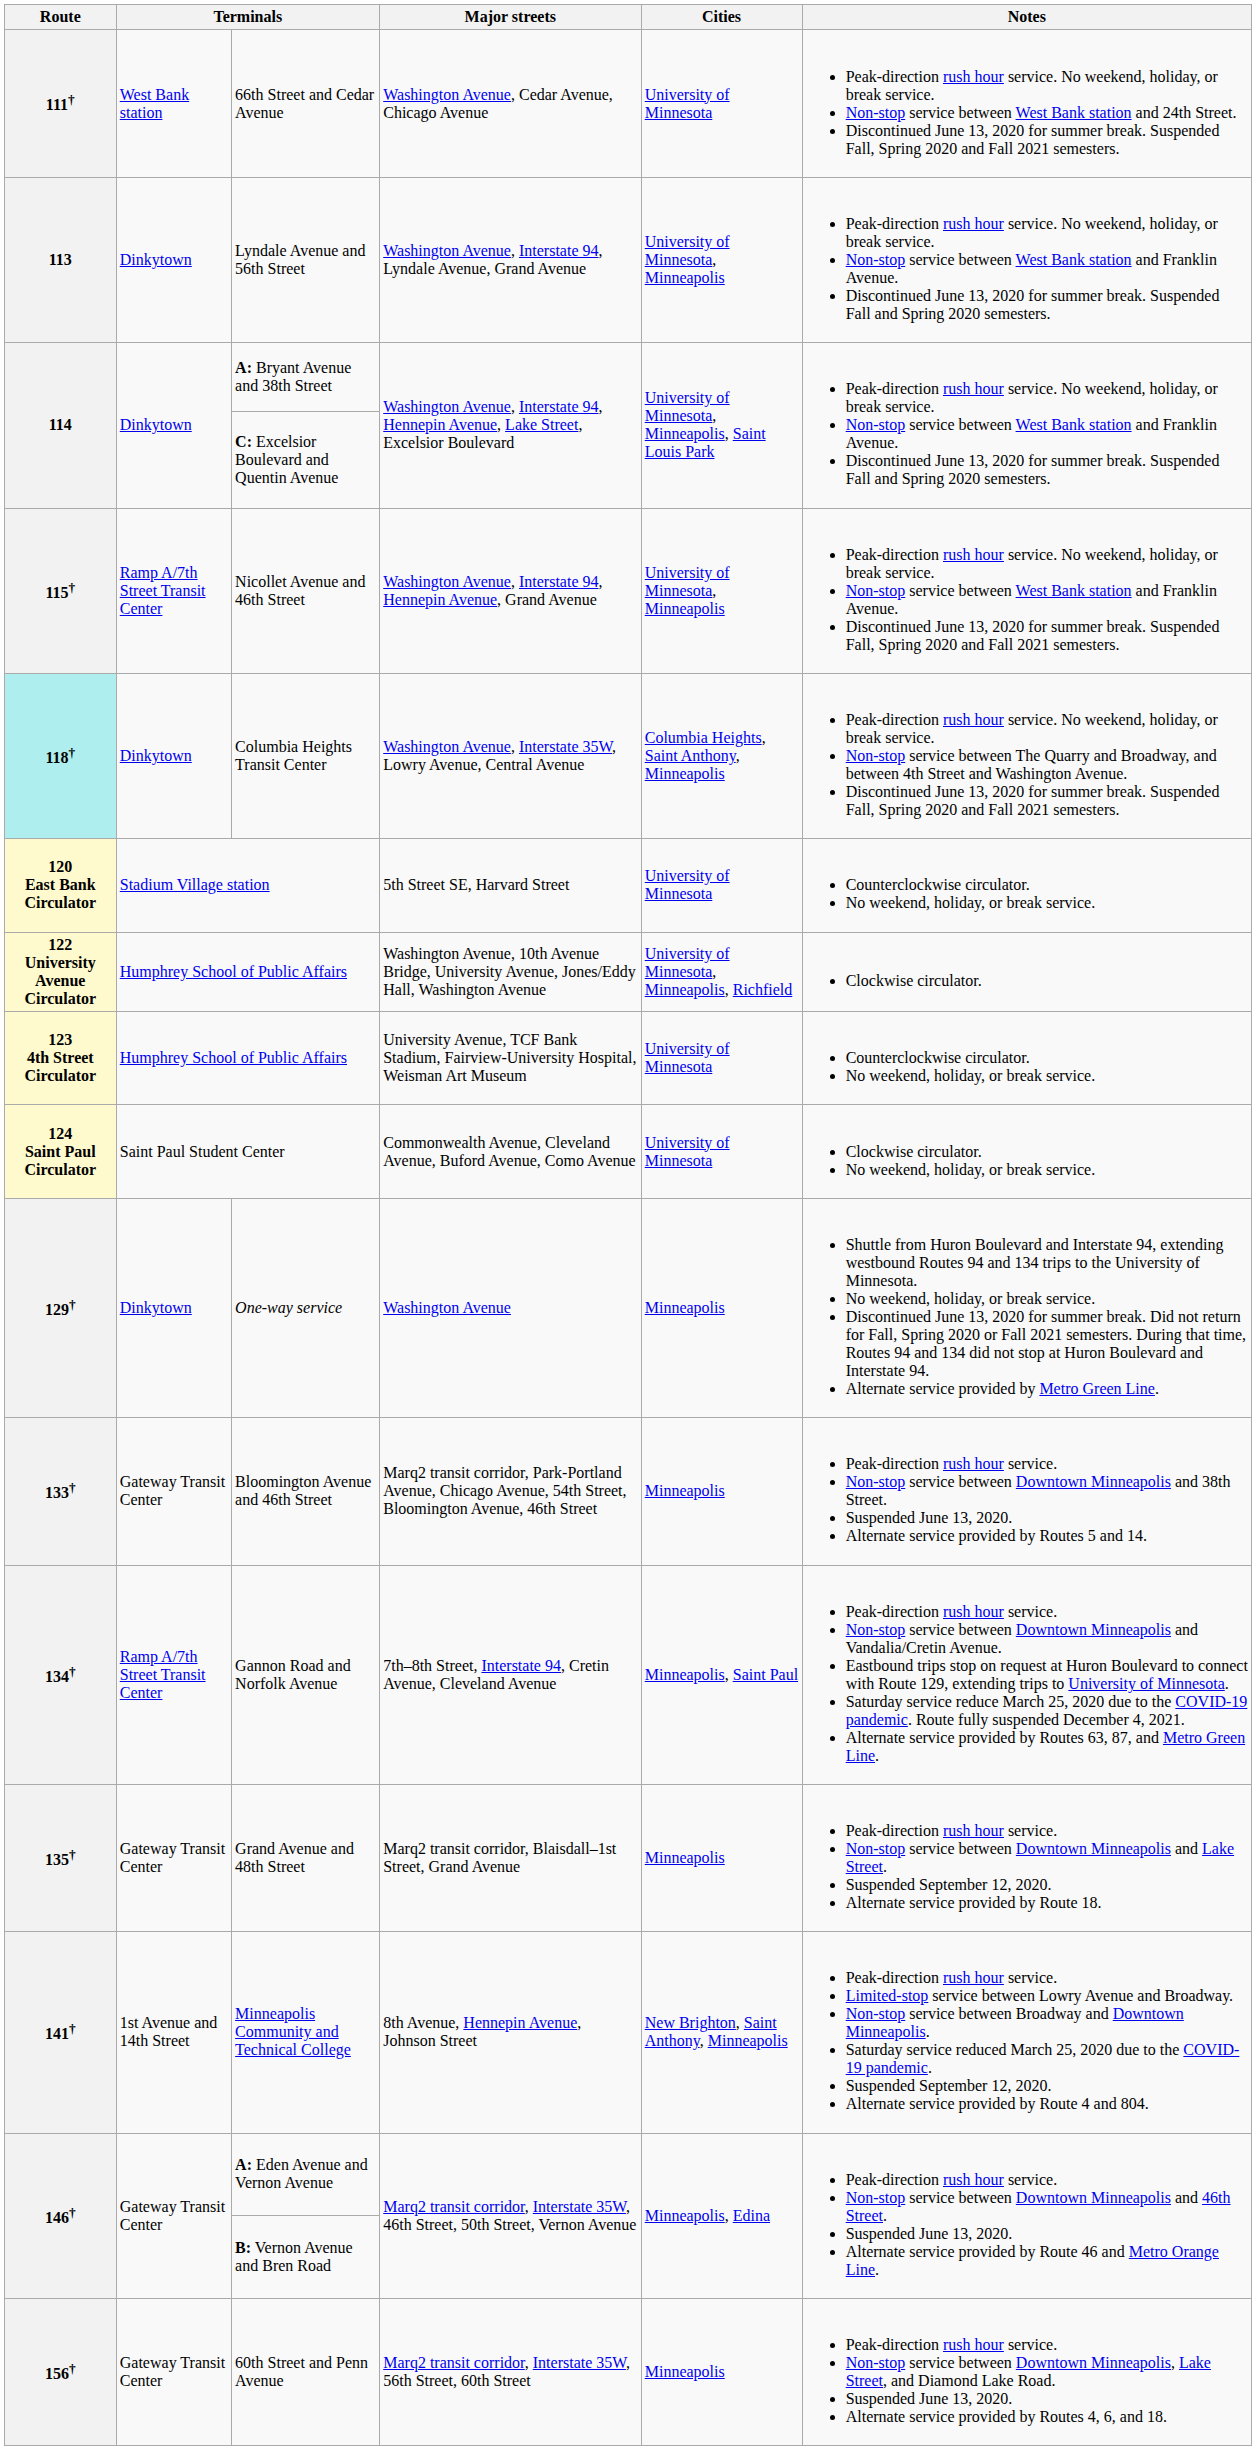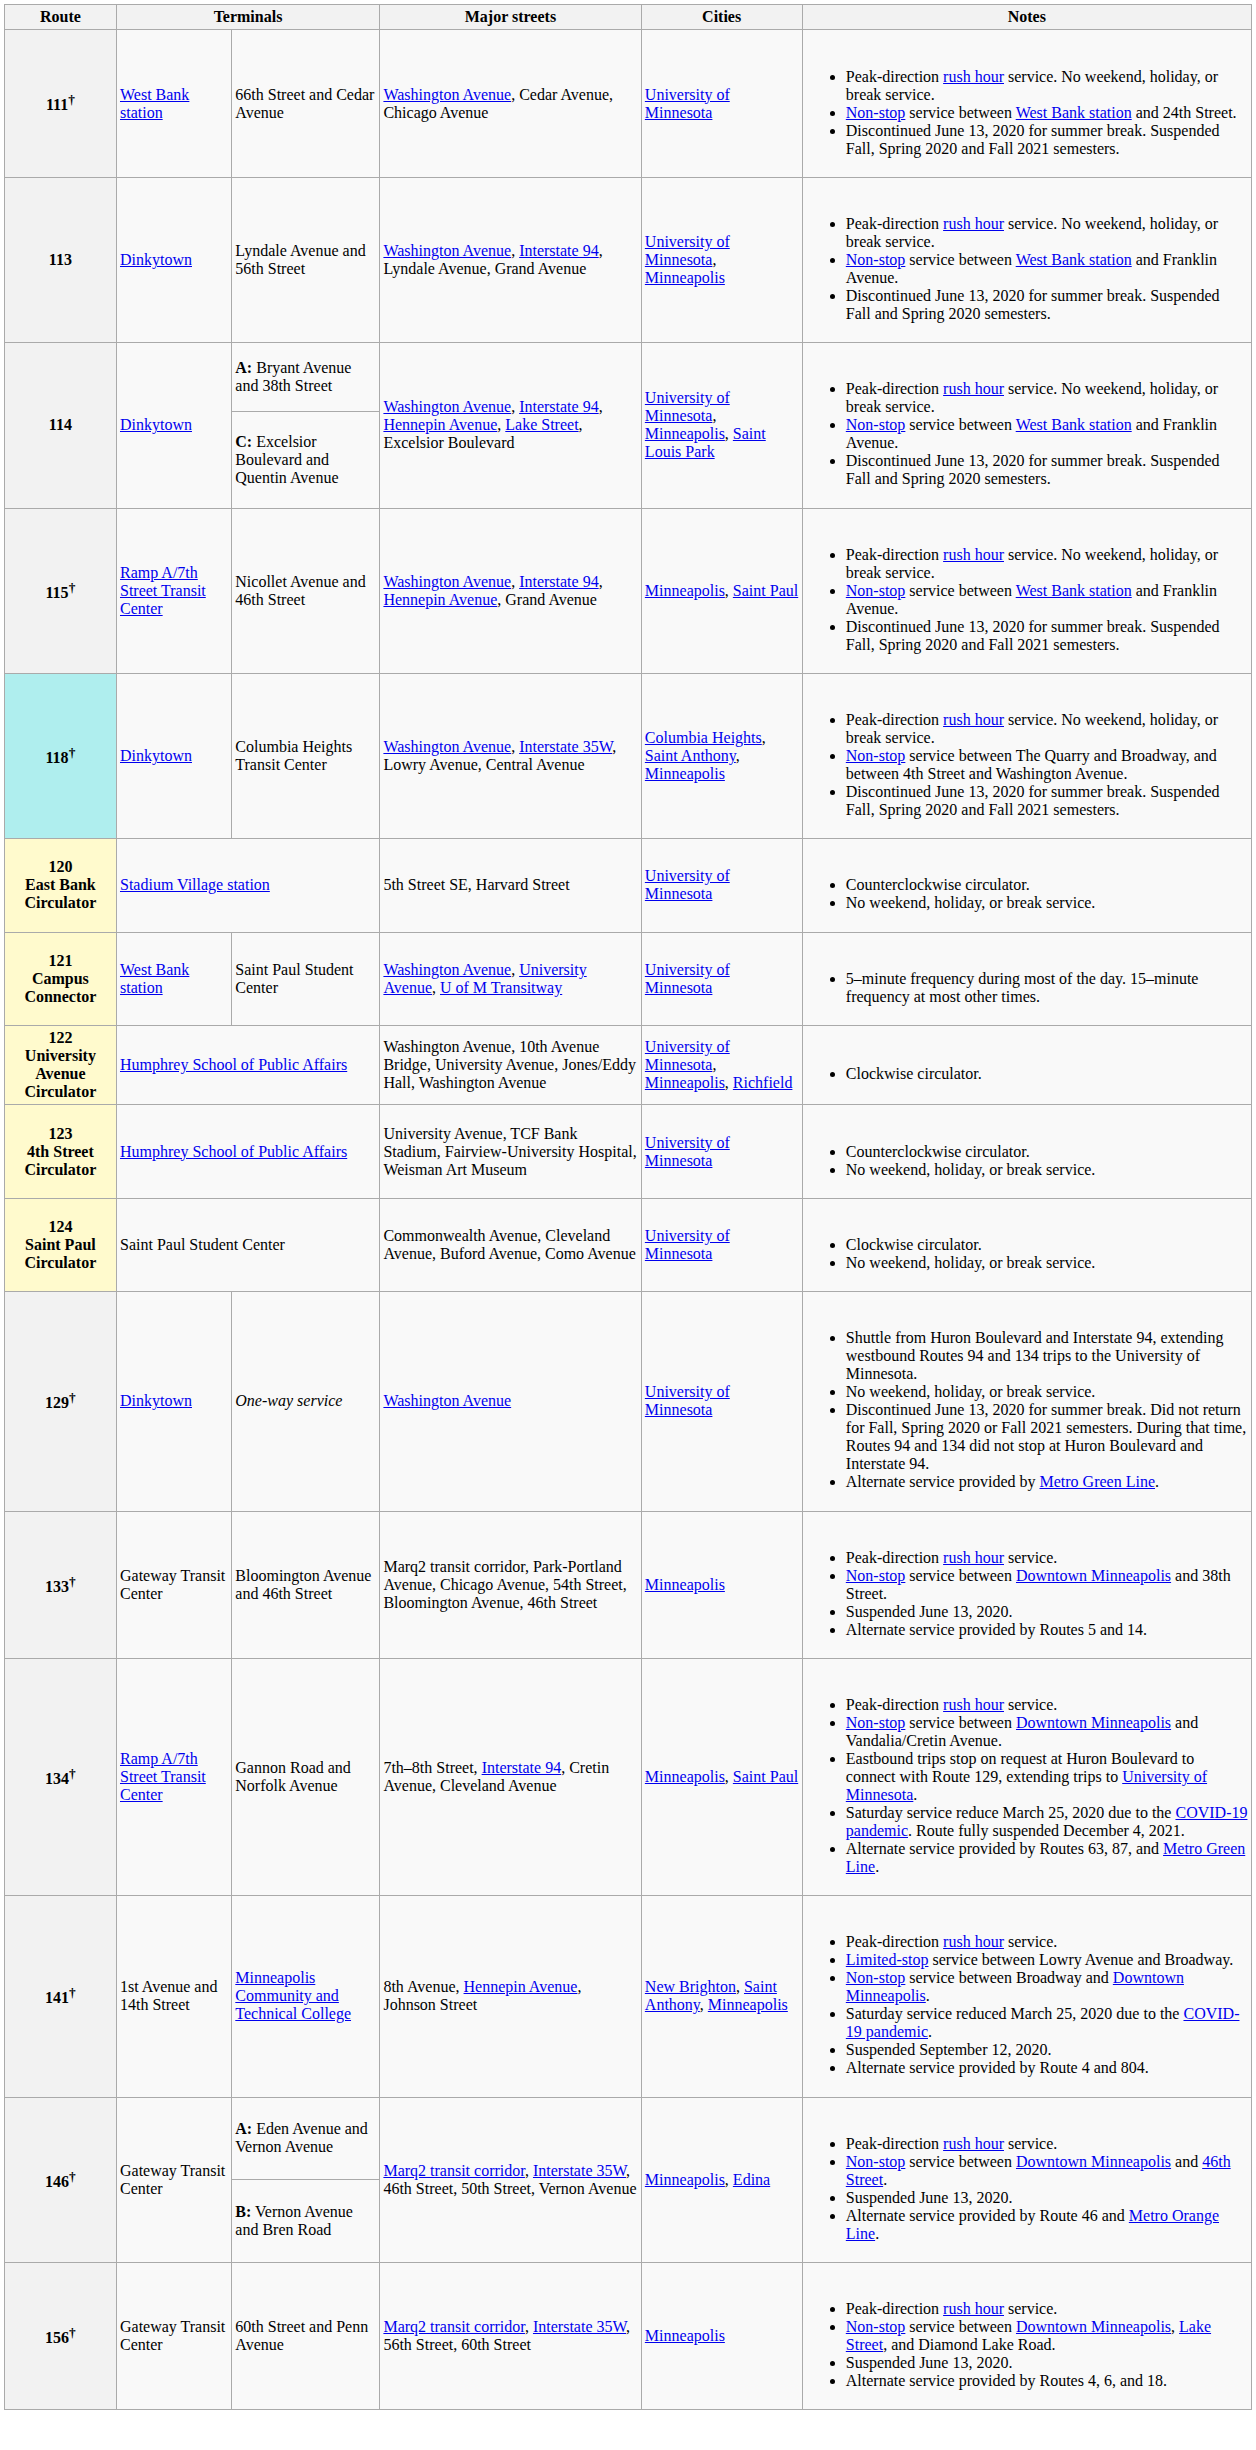(687, 590) University of Minnesota, Minneapolis -> (722, 590) Minneapolis, Saint Paul
+ row: (60, 978)
(685, 1307) Minneapolis -> (687, 1401) University of Minnesota
- row: (60, 1858)
